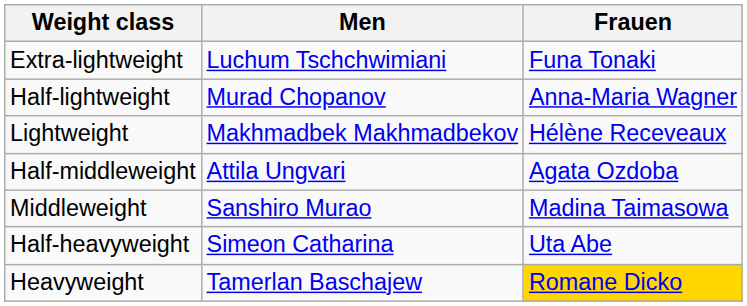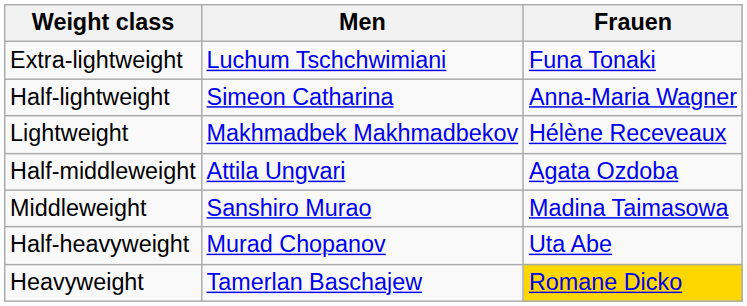(296, 97) Murad Chopanov -> (300, 97) Simeon Catharina
(300, 245) Simeon Catharina -> (296, 245) Murad Chopanov
